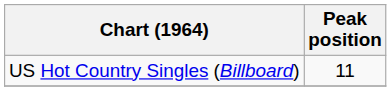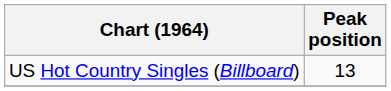(345, 70) 11 -> (345, 70) 13
